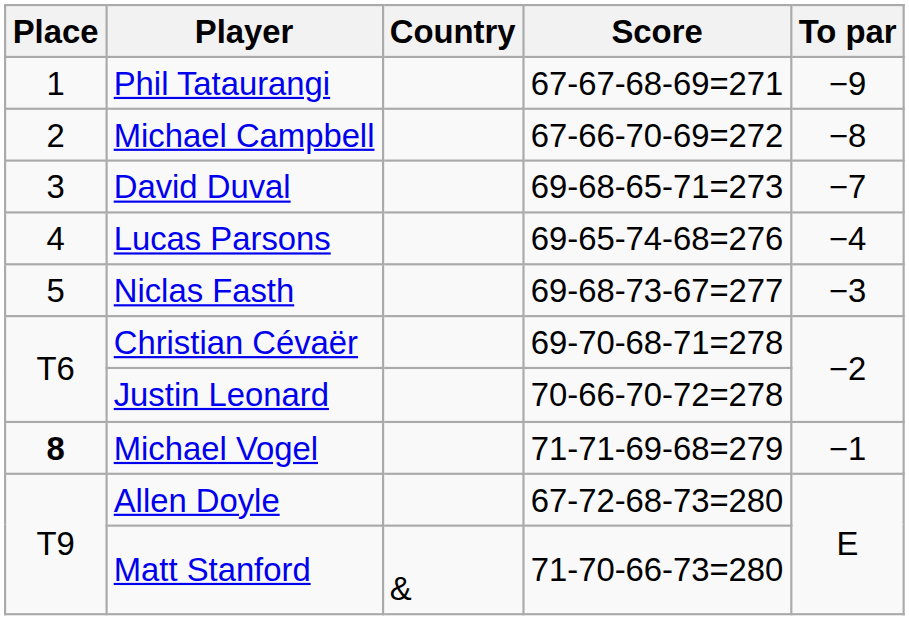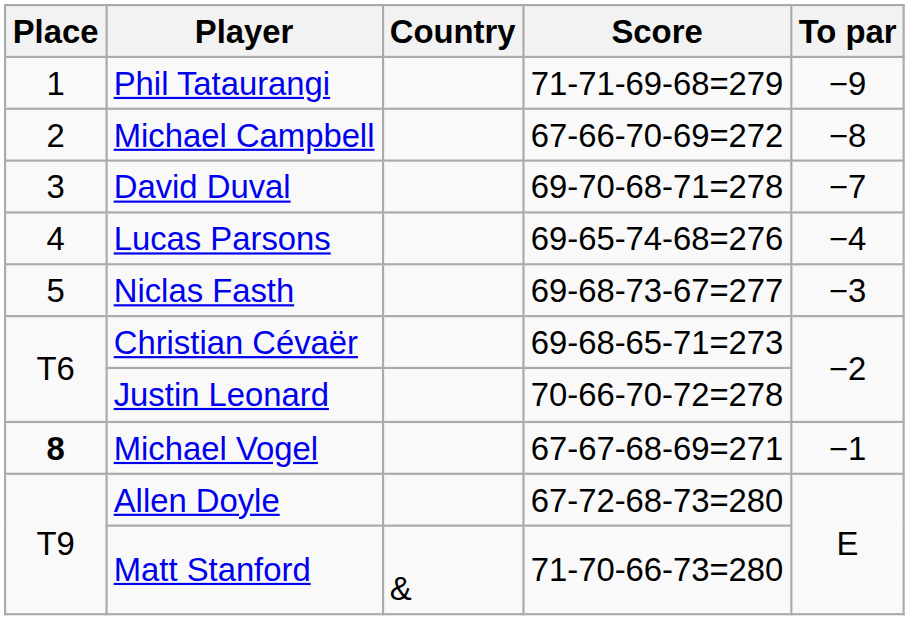(657, 83) 67-67-68-69=271 -> (657, 83) 71-71-69-68=279
(657, 187) 69-68-65-71=273 -> (657, 187) 69-70-68-71=278
(657, 343) 69-70-68-71=278 -> (657, 343) 69-68-65-71=273
(657, 447) 71-71-69-68=279 -> (657, 447) 67-67-68-69=271
